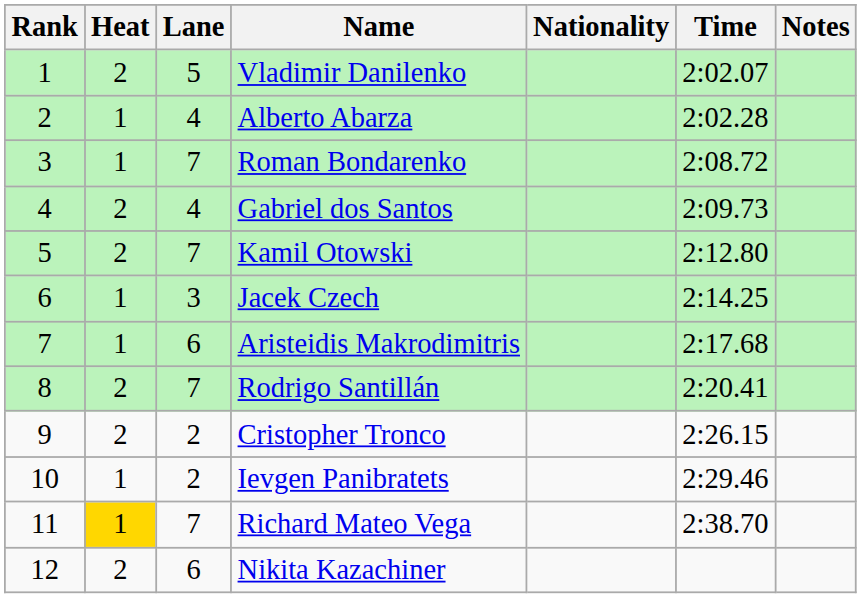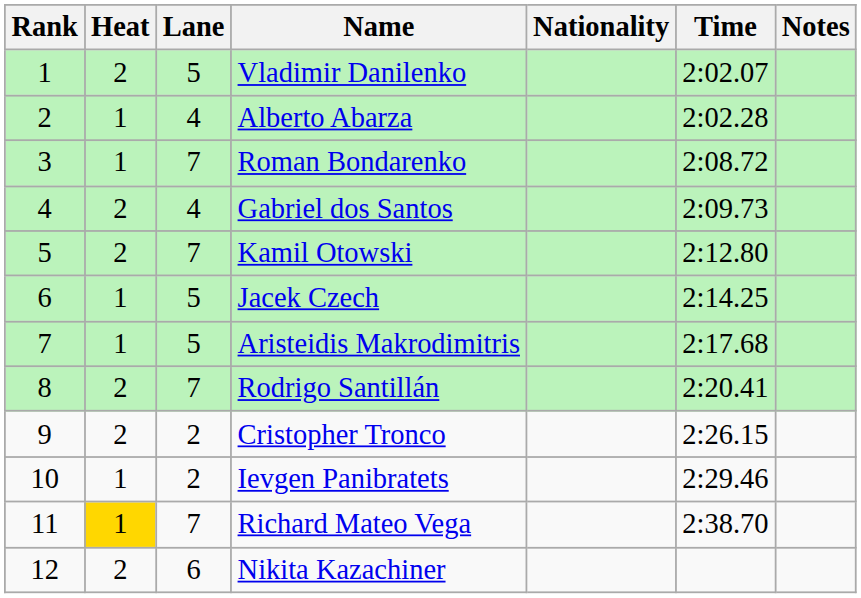(194, 298) 3 -> (194, 298) 5
(194, 343) 6 -> (194, 343) 5
